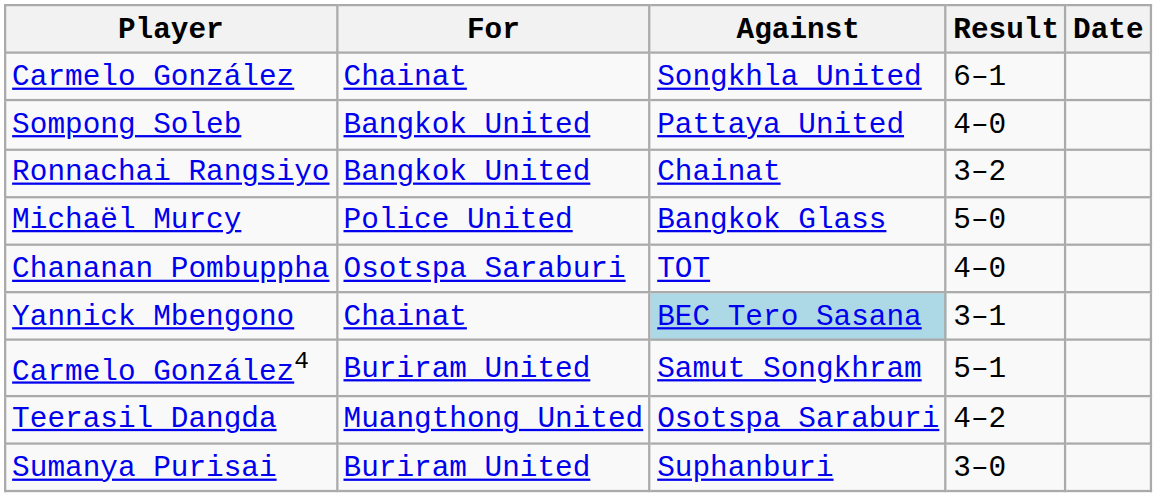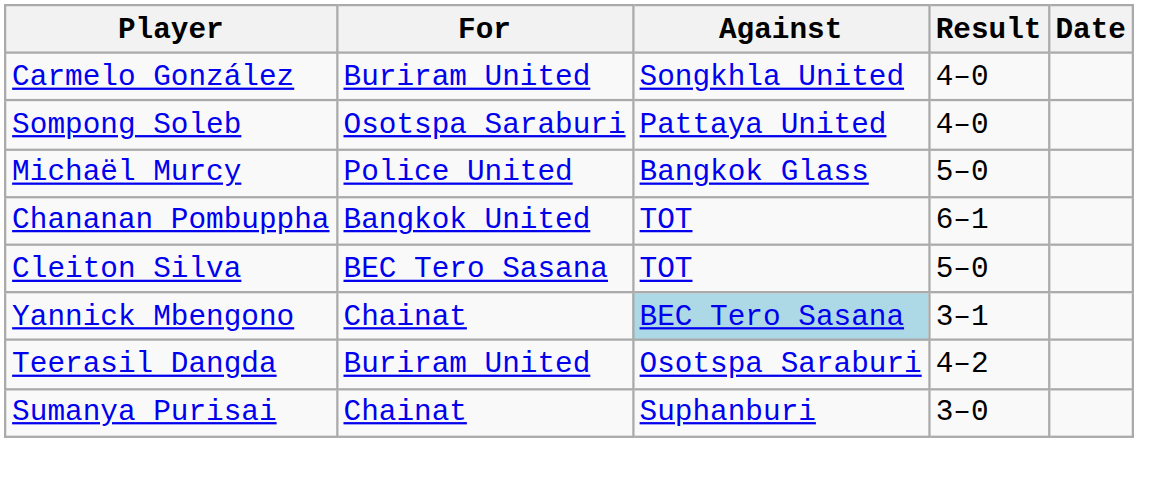(405, 77) Chainat -> (467, 77) Buriram United
(980, 77) 6–1 -> (962, 77) 4–0
(467, 125) Bangkok United -> (485, 125) Osotspa Saraburi
- row: (171, 173)
(485, 268) Osotspa Saraburi -> (467, 221) Bangkok United
(980, 268) 4–0 -> (962, 221) 6–1
+ row: (127, 268)
- row: (161, 368)
(493, 420) Muangthong United -> (467, 364) Buriram United
(467, 468) Buriram United -> (405, 412) Chainat
